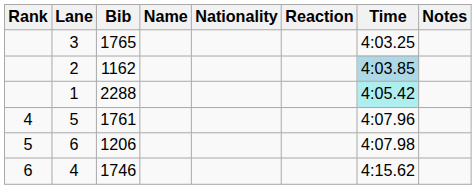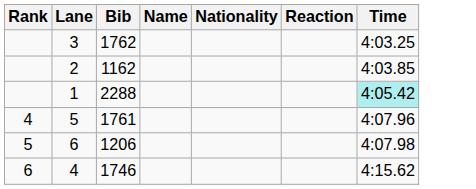- column: (445, 17)
(118, 42) 1765 -> (118, 42) 1762
(388, 68) lightblue background -> (388, 68) no background
